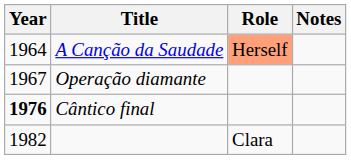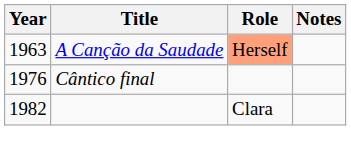(28, 49) 1964 -> (28, 49) 1963
- row: (131, 79)
(28, 109) bold -> (28, 79) normal
